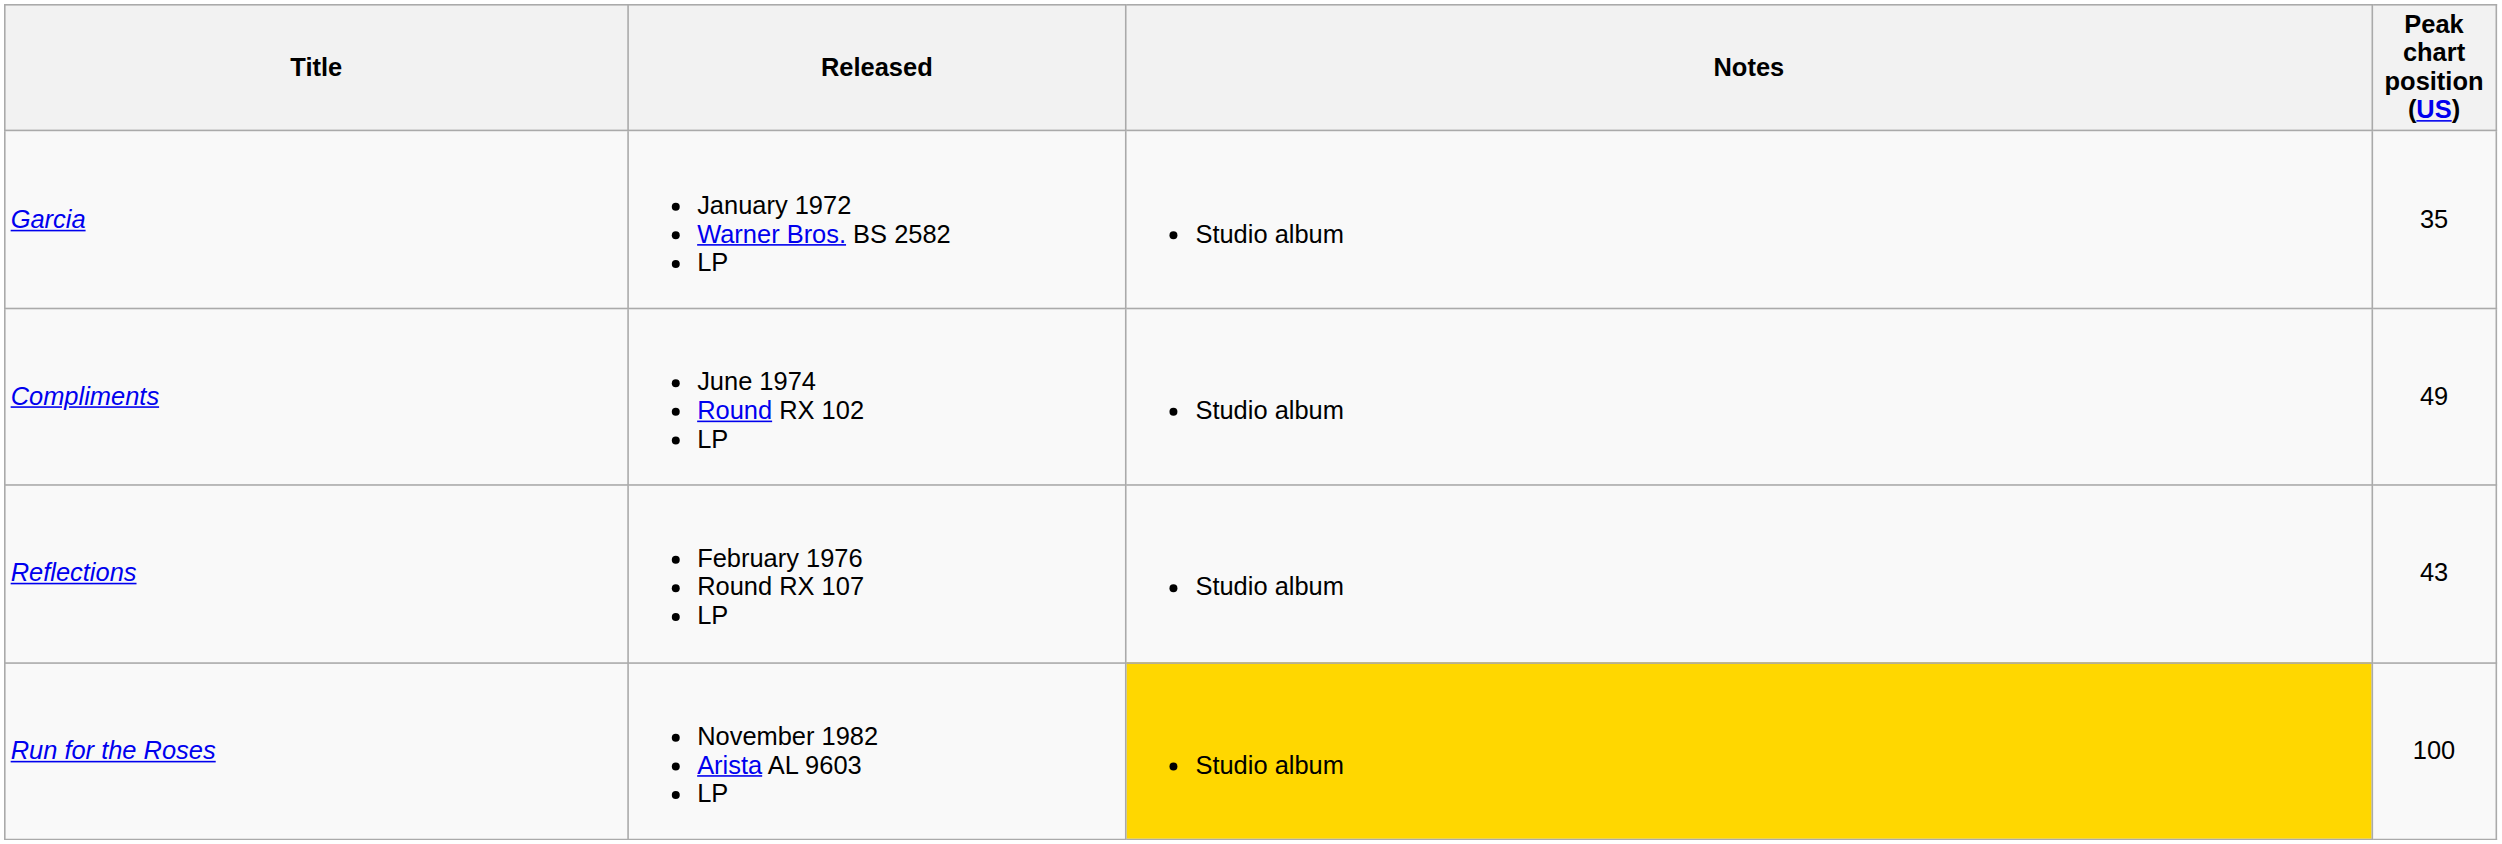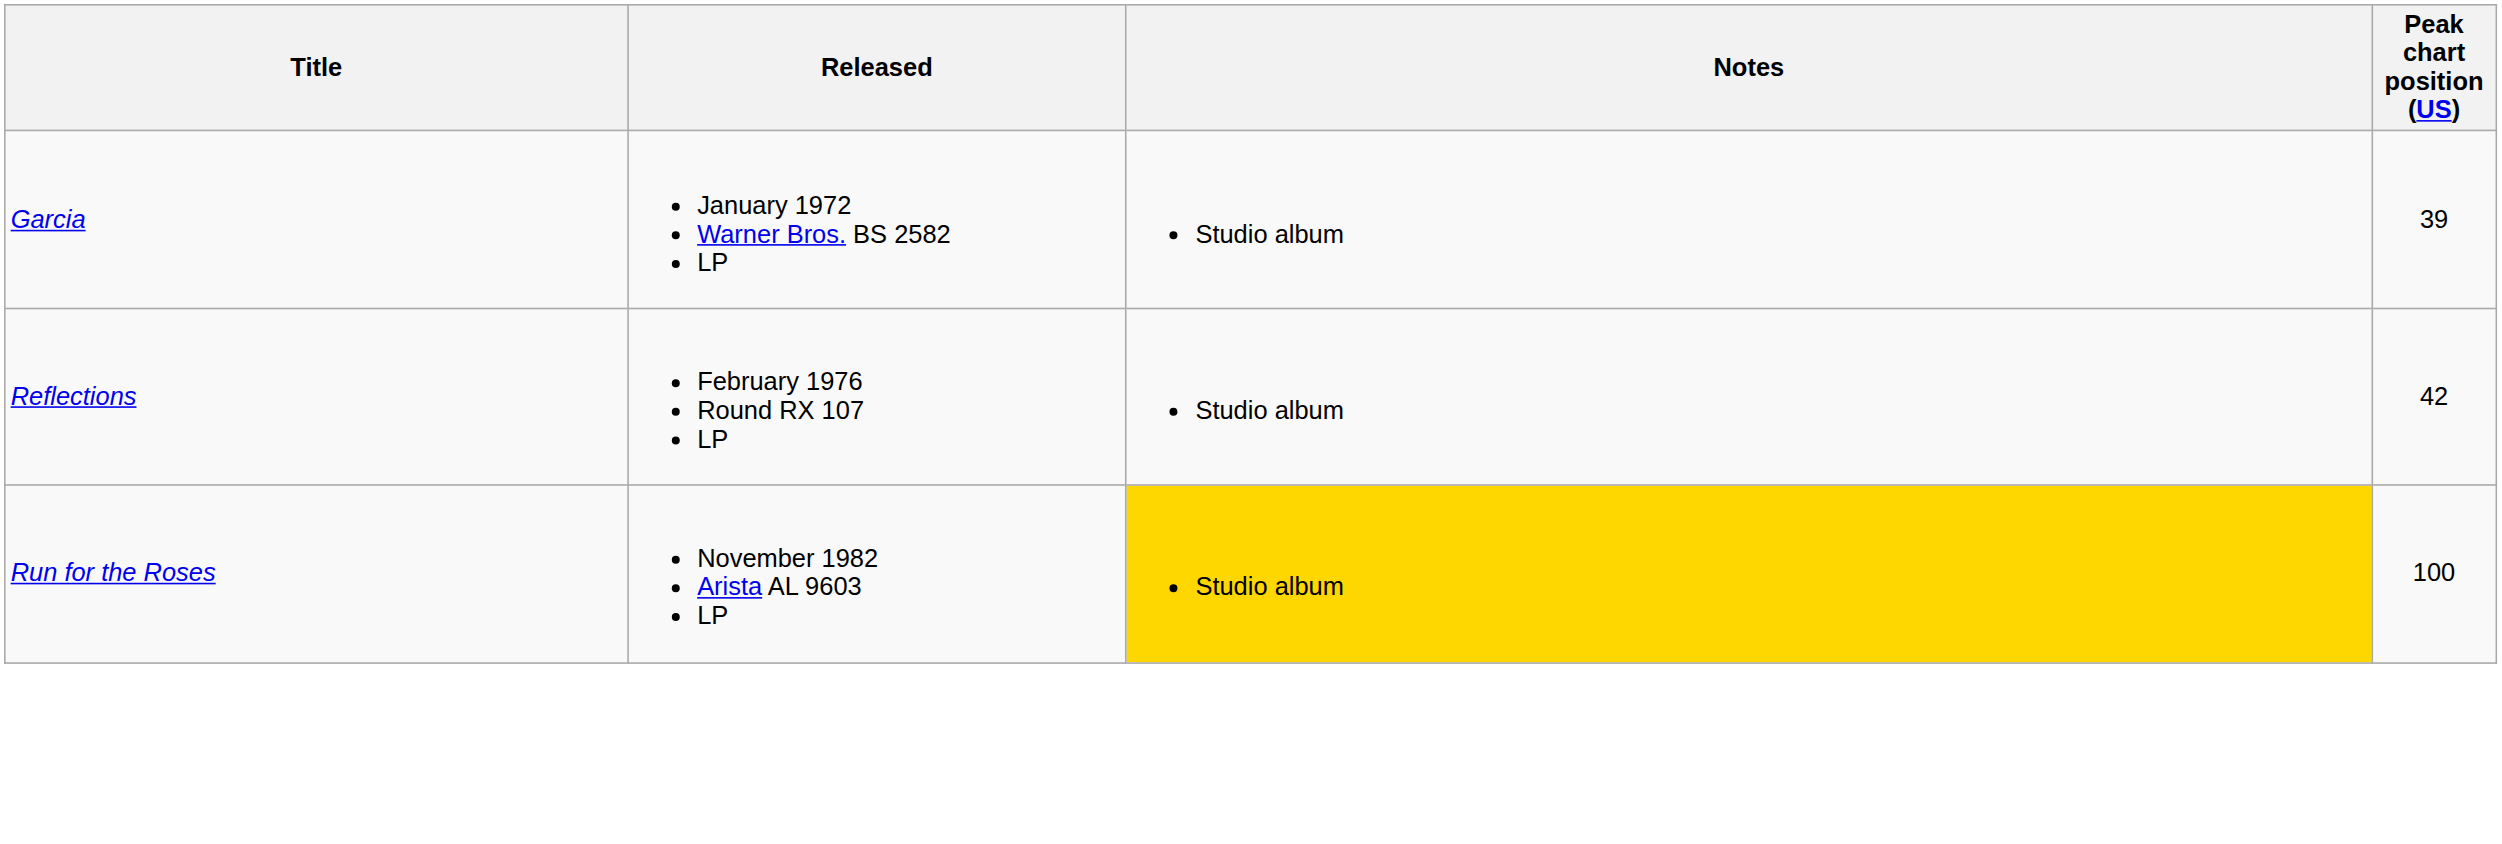(2434, 219) 35 -> (2434, 219) 39
- row: (85, 396)
(2434, 573) 43 -> (2434, 396) 42
